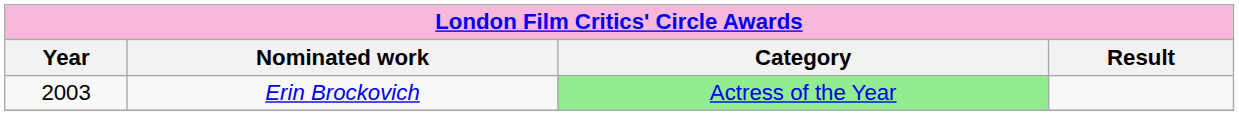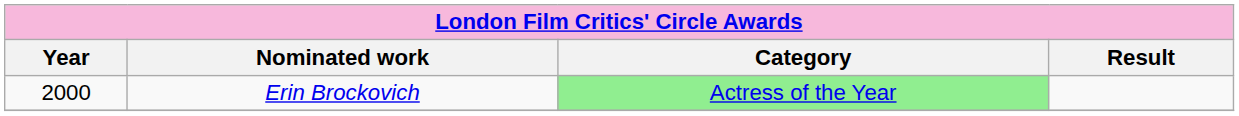(66, 92) 2003 -> (66, 92) 2000
